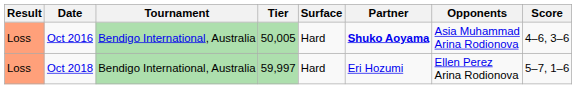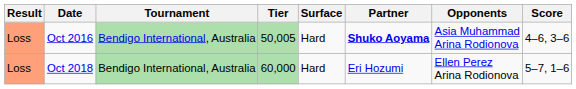(278, 68) 59,997 -> (278, 68) 60,000
